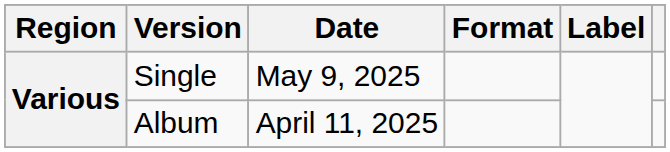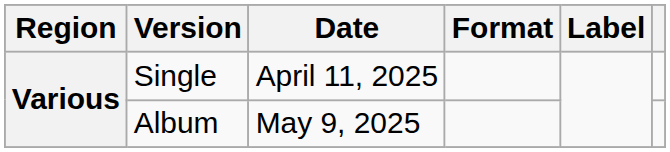(338, 75) May 9, 2025 -> (347, 75) April 11, 2025
(347, 123) April 11, 2025 -> (338, 123) May 9, 2025
